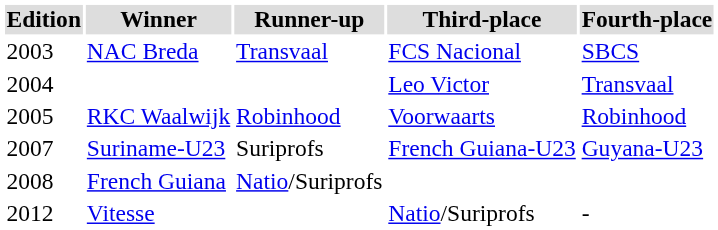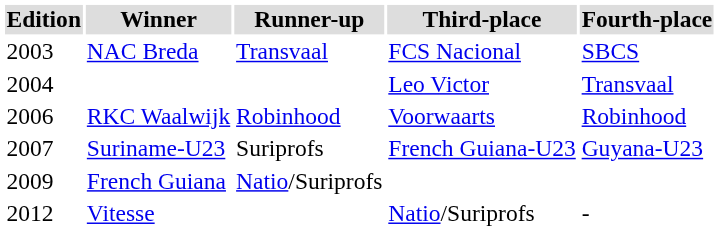(30, 116) 2005 -> (30, 116) 2006
(30, 181) 2008 -> (30, 181) 2009
